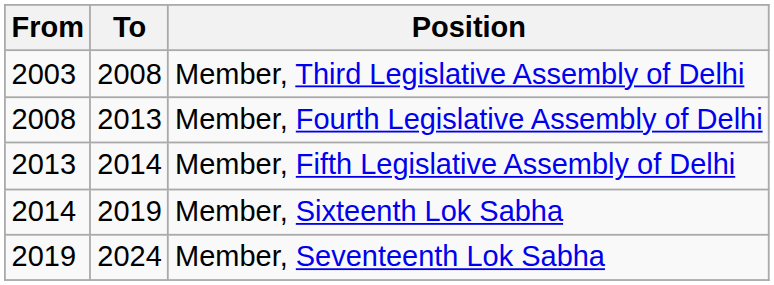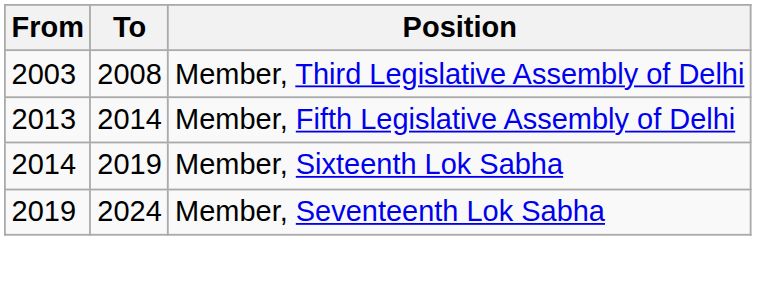- row: (469, 119)
